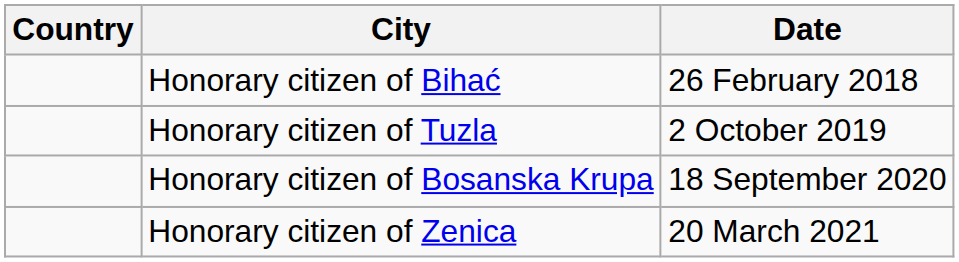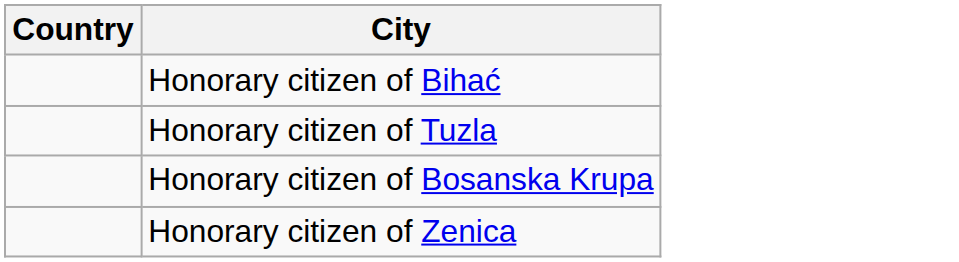- column: (807, 29)
